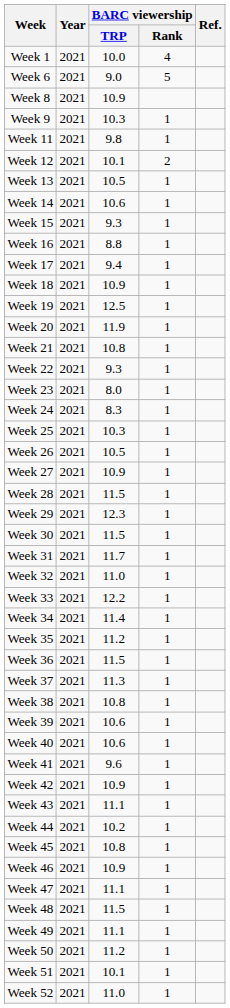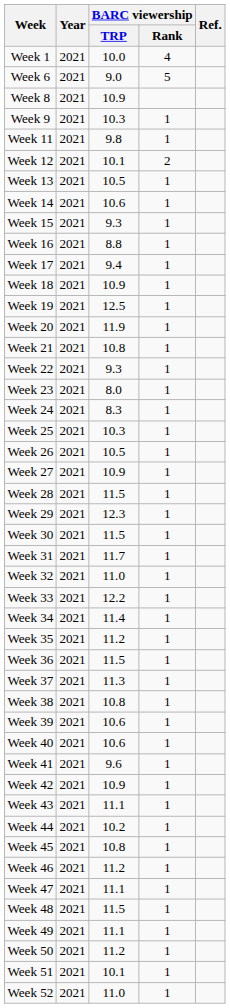(114, 868) 10.9 -> (114, 868) 11.2
